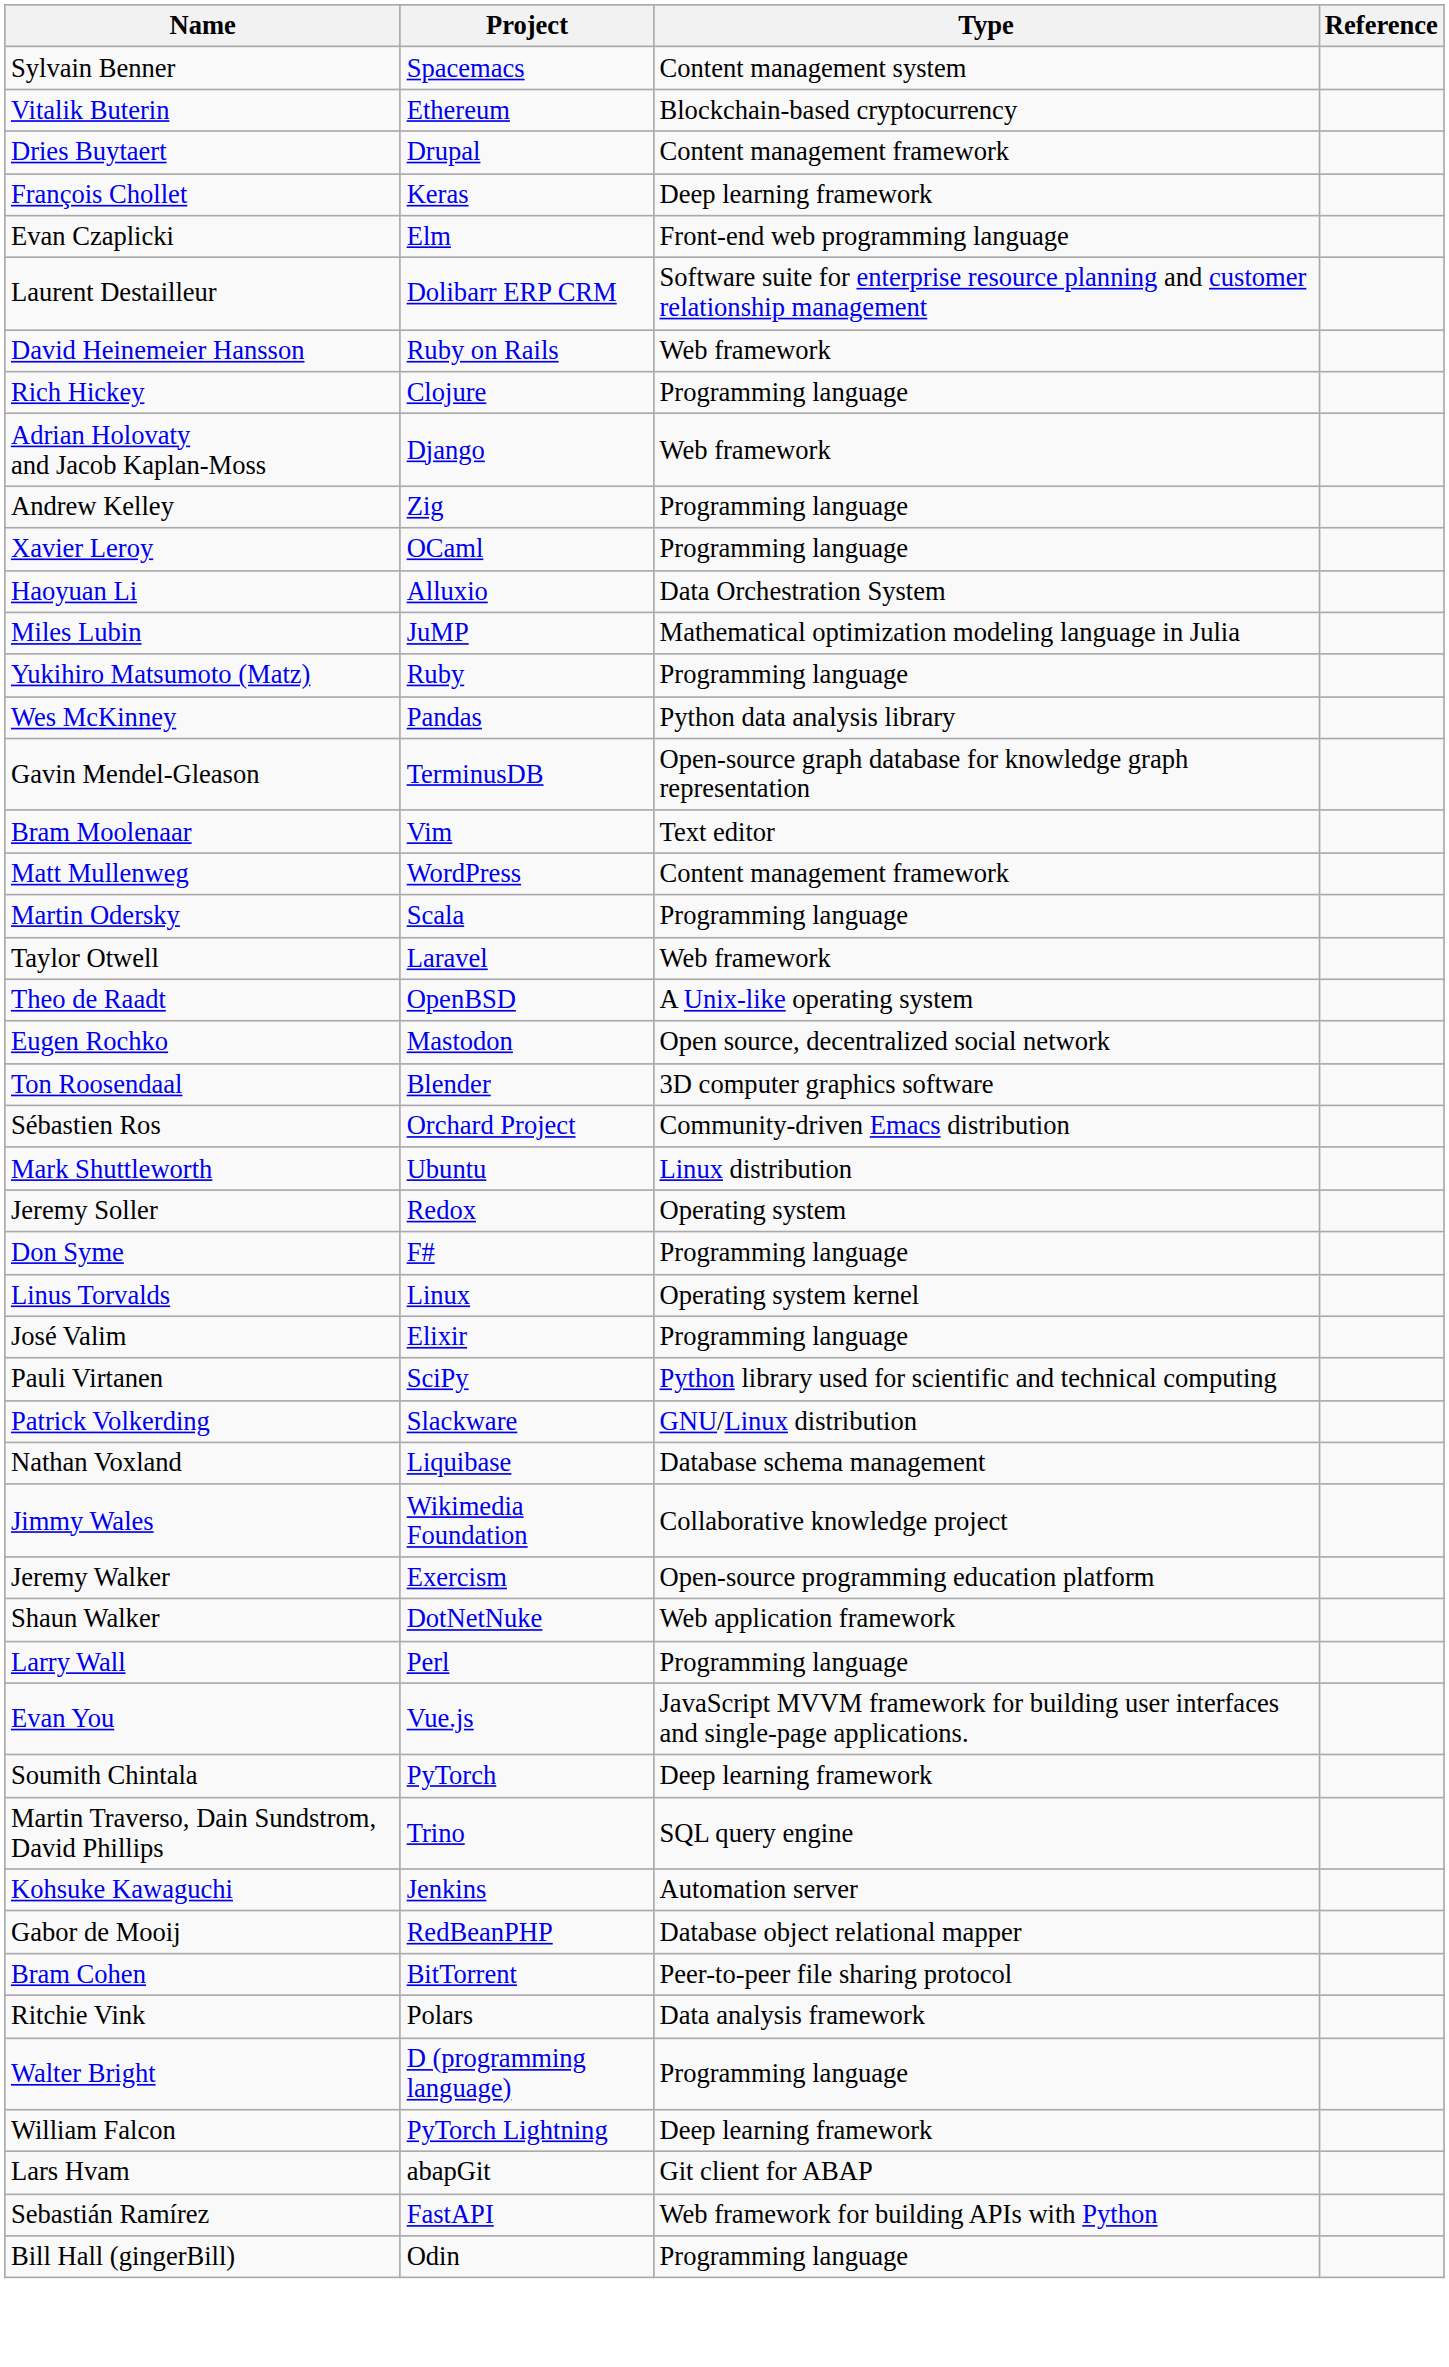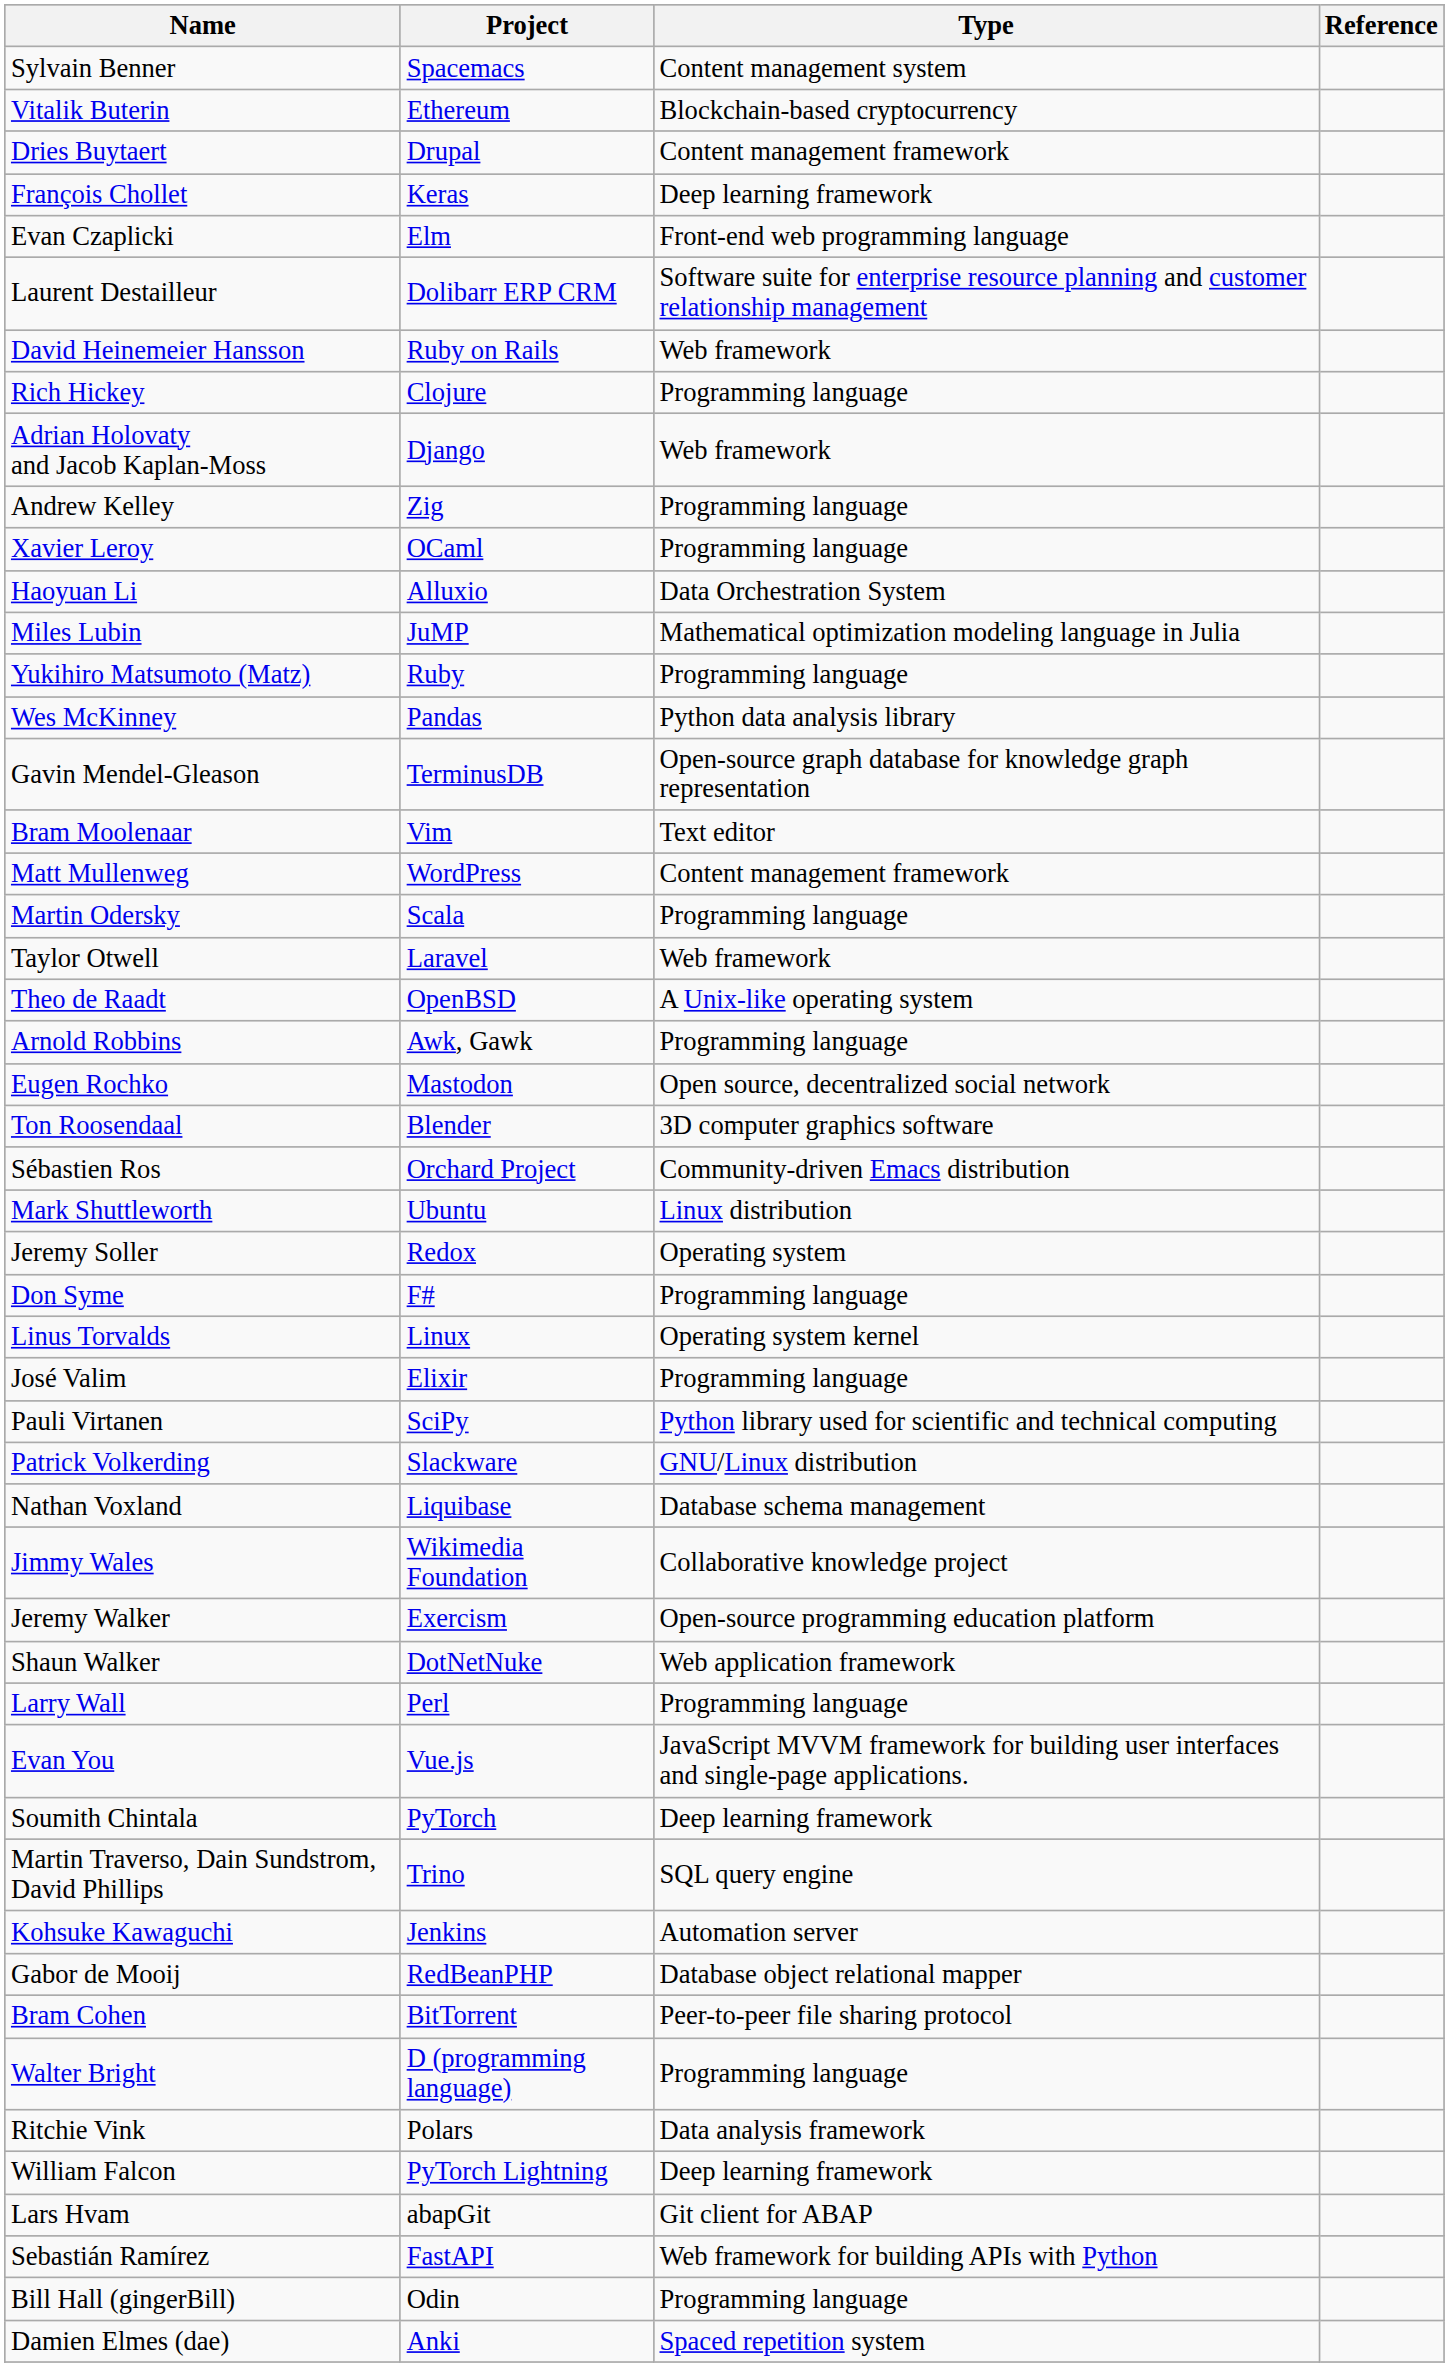+ row: (96, 1041)
rows swapped: (83, 2073) <-> (78, 2016)
+ row: (120, 2340)
